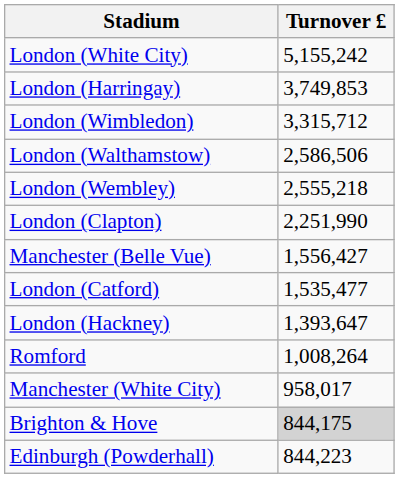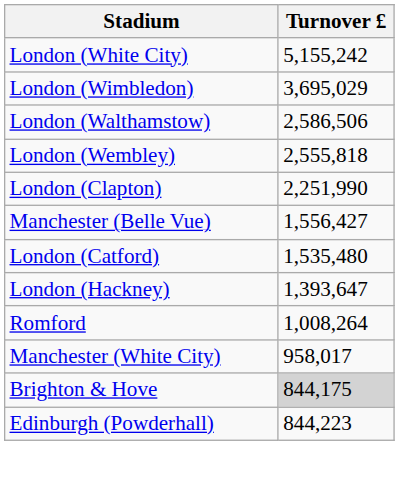- row: (95, 88)
(326, 121) 3,315,712 -> (326, 88) 3,695,029
(326, 188) 2,555,218 -> (326, 155) 2,555,818
(326, 289) 1,535,477 -> (326, 255) 1,535,480
